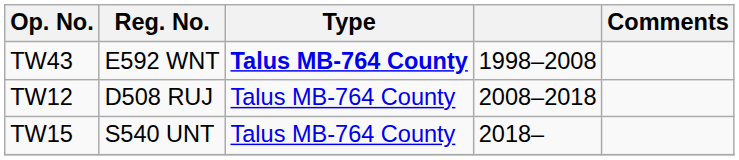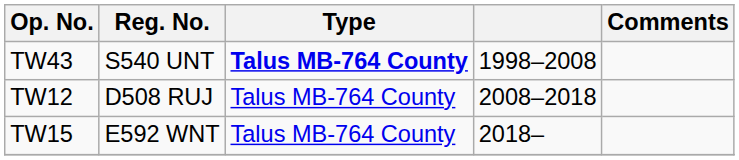(162, 60) E592 WNT -> (160, 60) S540 UNT
(160, 135) S540 UNT -> (162, 135) E592 WNT
